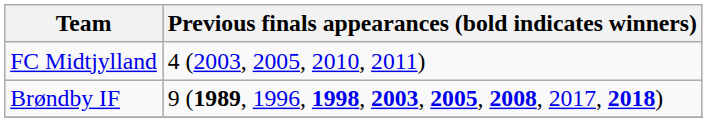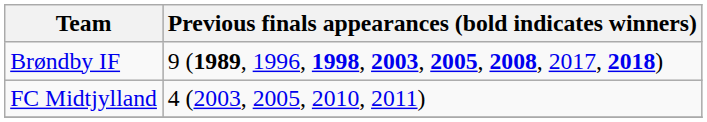rows swapped: (84, 60) <-> (65, 98)
